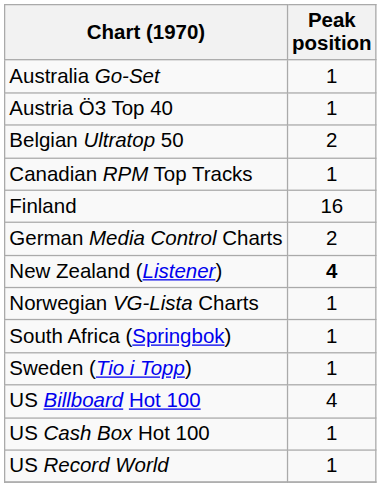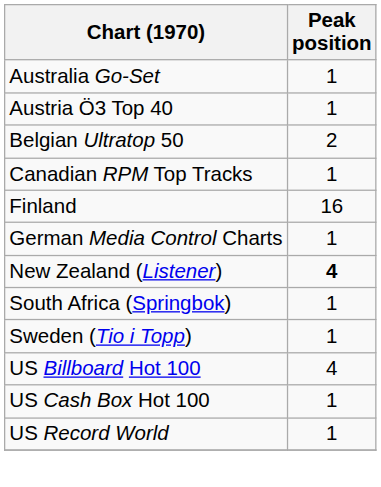(332, 238) 2 -> (332, 238) 1
- row: (134, 303)
